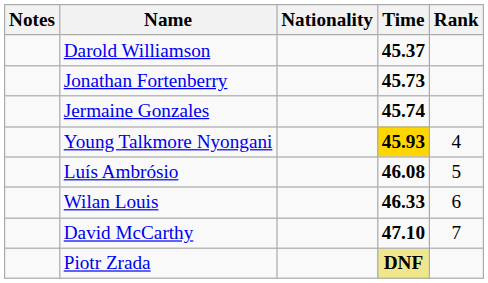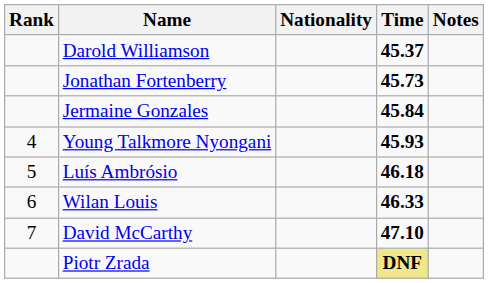columns swapped: (456, 19) <-> (32, 19)
(403, 111) 45.74 -> (402, 111) 45.84
(403, 141) gold background -> (402, 141) no background
(403, 171) 46.08 -> (402, 171) 46.18
